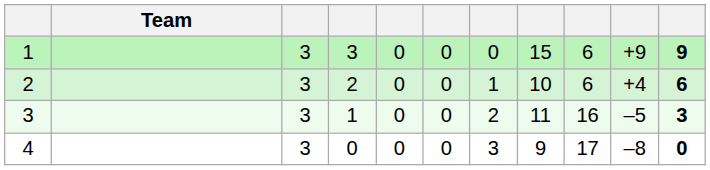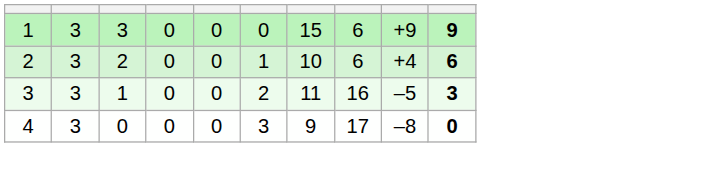- column: (167, 20)
